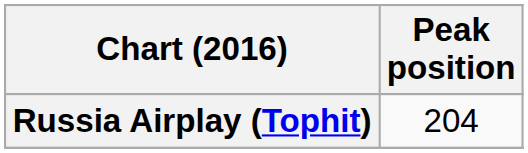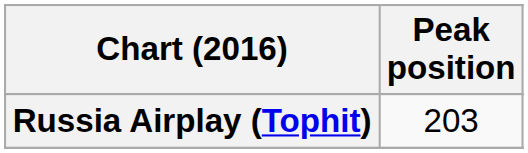(451, 120) 204 -> (451, 120) 203
